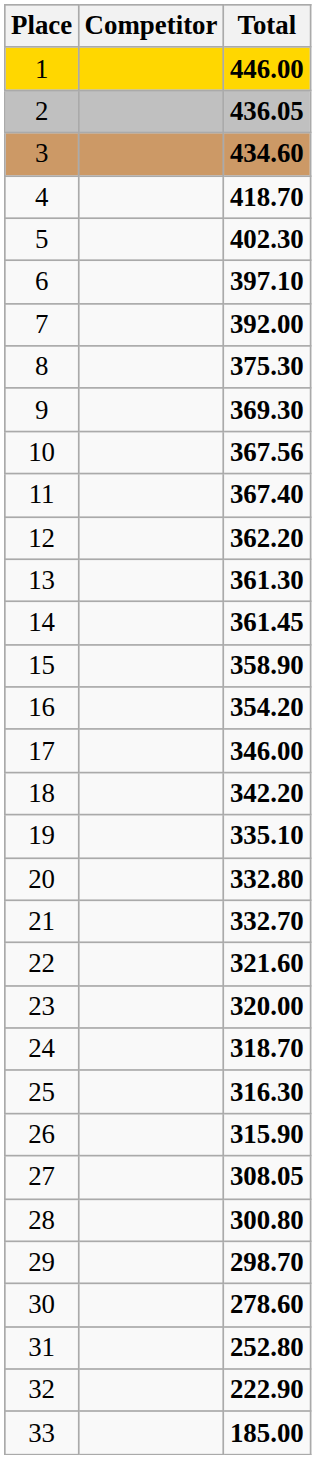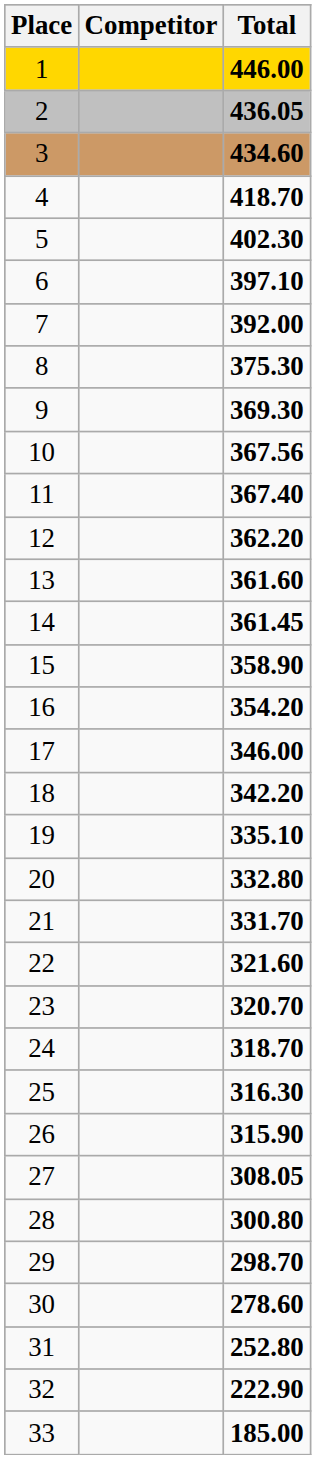(267, 580) 361.30 -> (267, 580) 361.60
(267, 921) 332.70 -> (267, 921) 331.70
(267, 1006) 320.00 -> (267, 1006) 320.70
